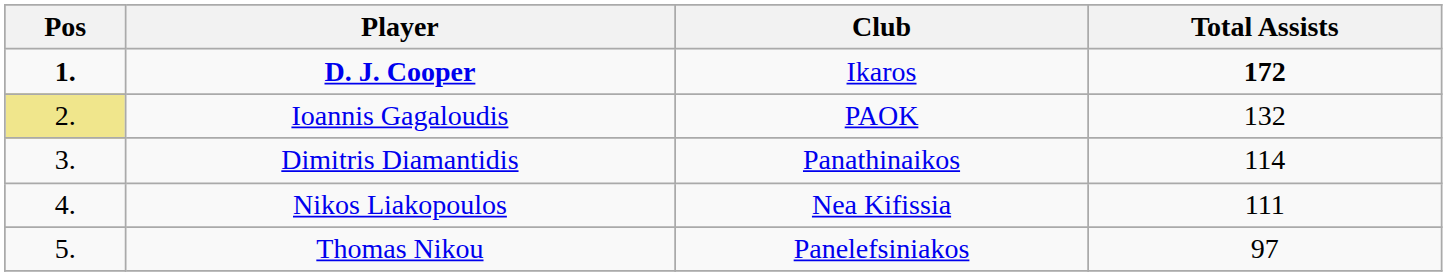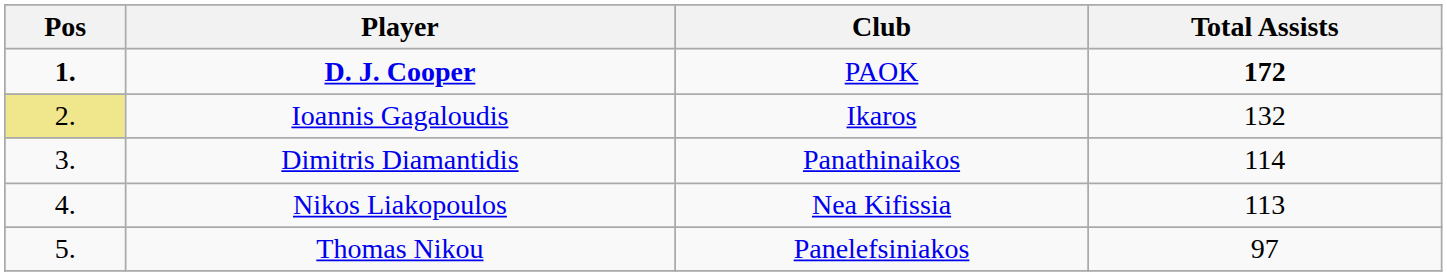(882, 71) Ikaros -> (882, 71) PAOK
(882, 115) PAOK -> (882, 115) Ikaros
(1265, 204) 111 -> (1265, 204) 113
